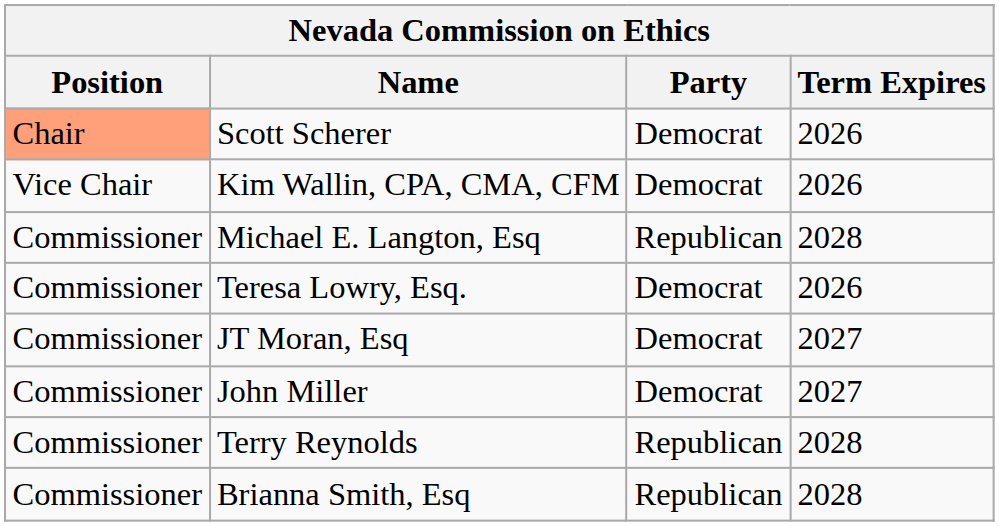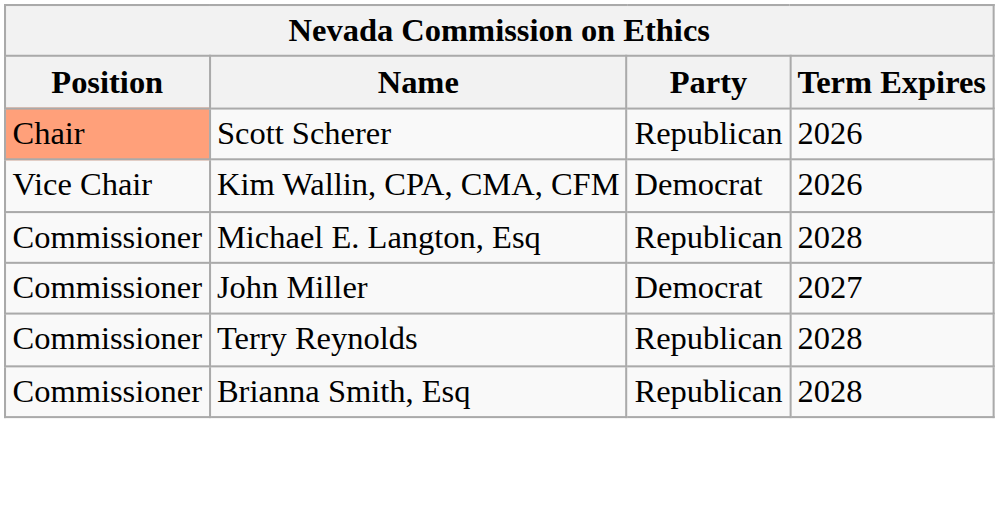(699, 133) Democrat -> (709, 133) Republican
- row: (342, 287)
- row: (313, 339)
